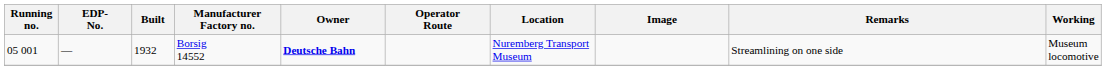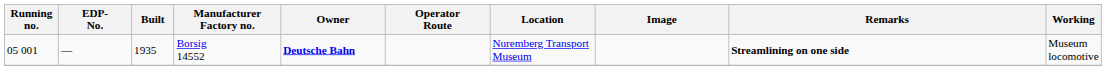(145, 50) 1932 -> (145, 50) 1935
(787, 50) normal -> (790, 50) bold
